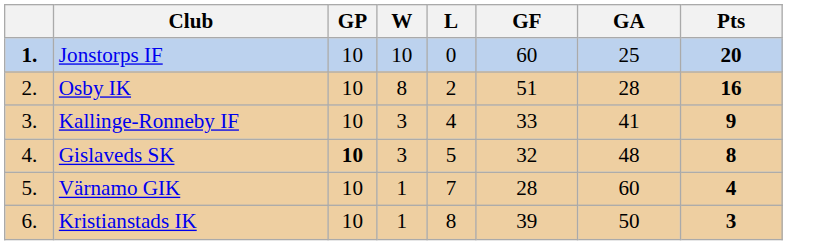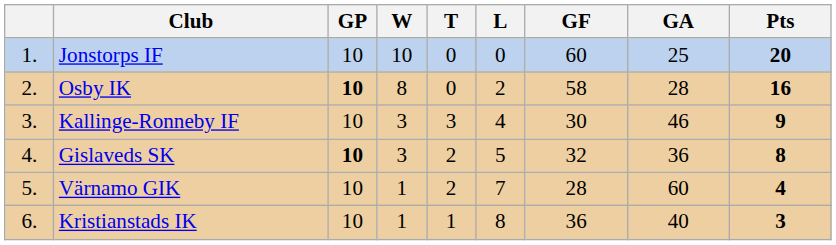+ column: (451, 21)
(29, 54) bold -> (29, 54) normal
(352, 88) normal -> (352, 88) bold
(527, 88) 51 -> (576, 88) 58
(527, 121) 33 -> (576, 121) 30
(629, 121) 41 -> (678, 121) 46
(629, 155) 48 -> (678, 155) 36
(527, 222) 39 -> (576, 222) 36
(629, 222) 50 -> (678, 222) 40
